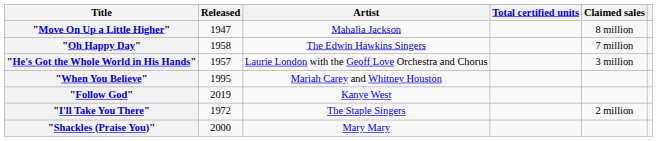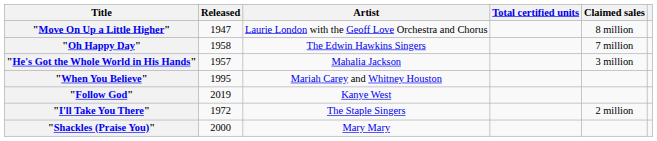(366, 29) Mahalia Jackson -> (366, 29) Laurie London with the Geoff Love Orchestra and Chorus
(366, 62) Laurie London with the Geoff Love Orchestra and Chorus -> (366, 62) Mahalia Jackson
